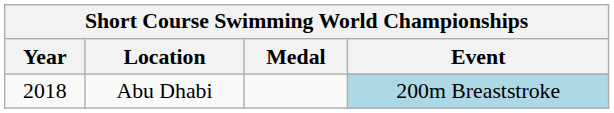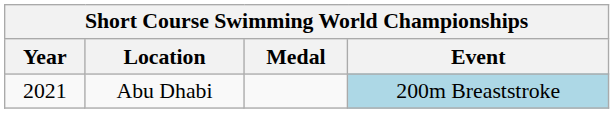(45, 90) 2018 -> (45, 90) 2021
